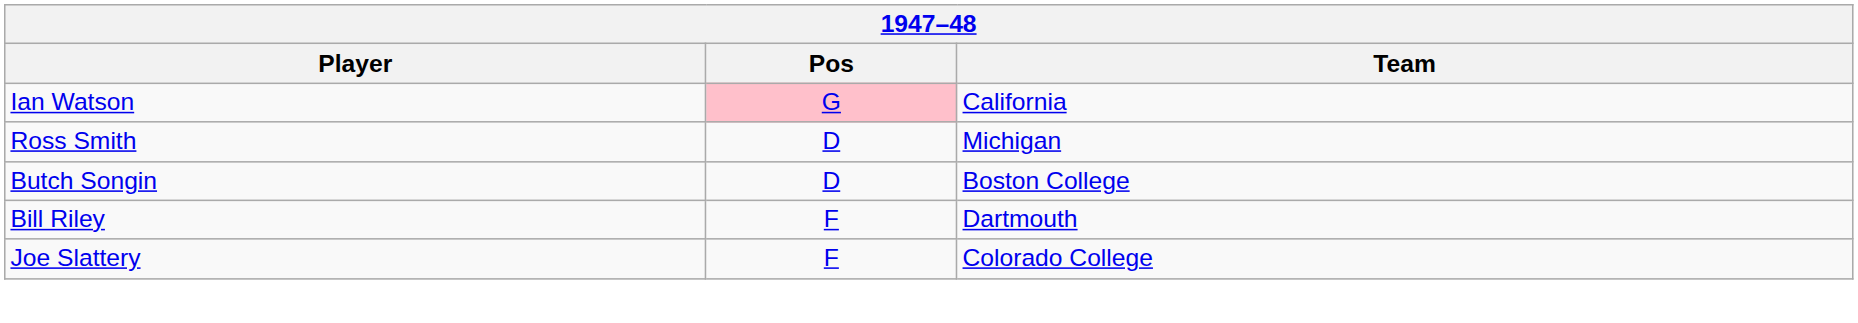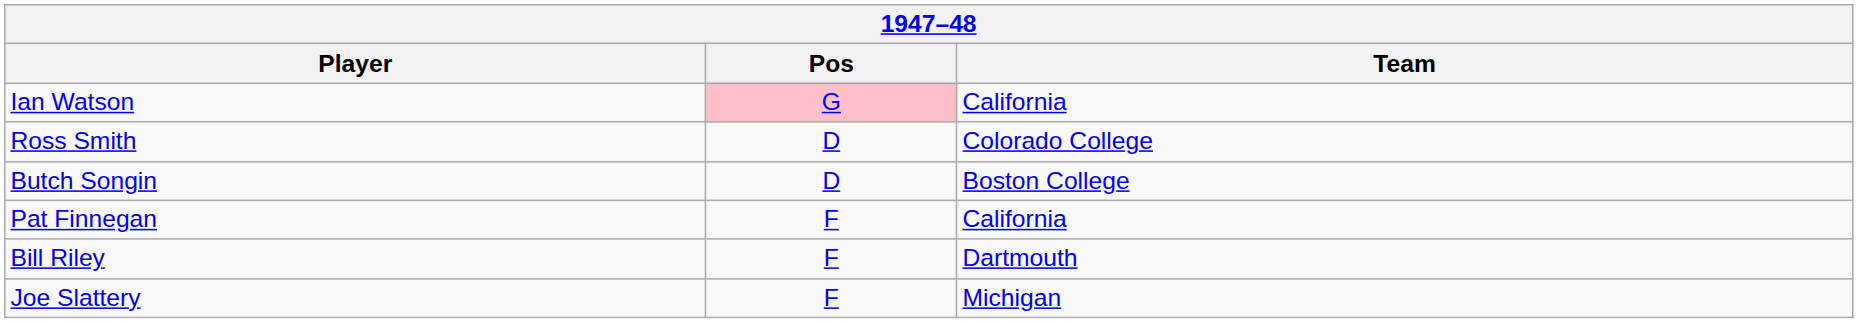(1012, 141) Michigan -> (1058, 141) Colorado College
+ row: (84, 219)
(1058, 258) Colorado College -> (1012, 297) Michigan
